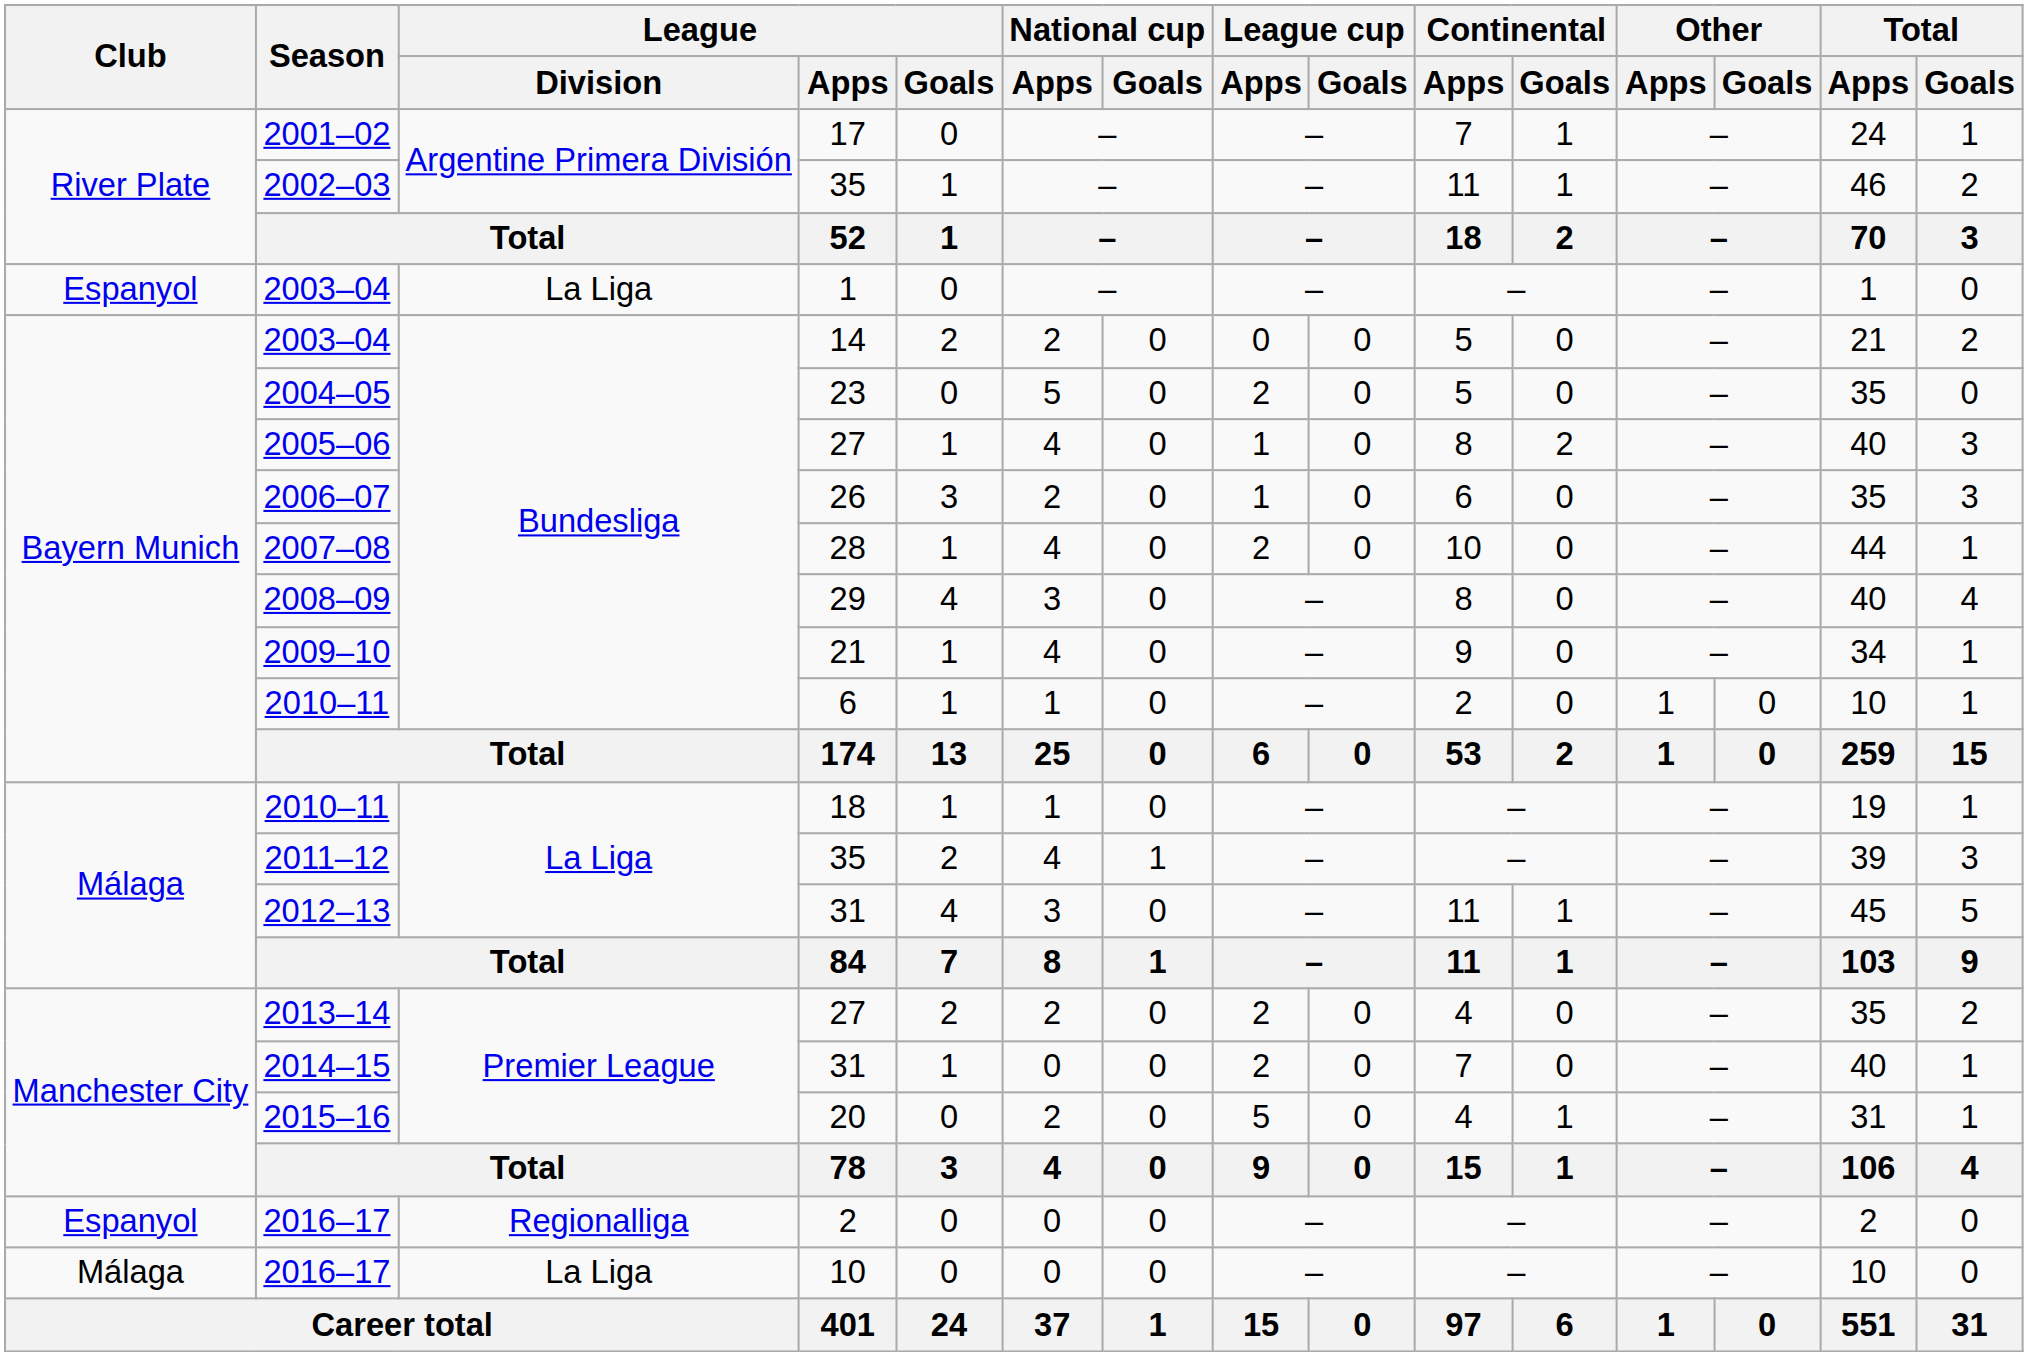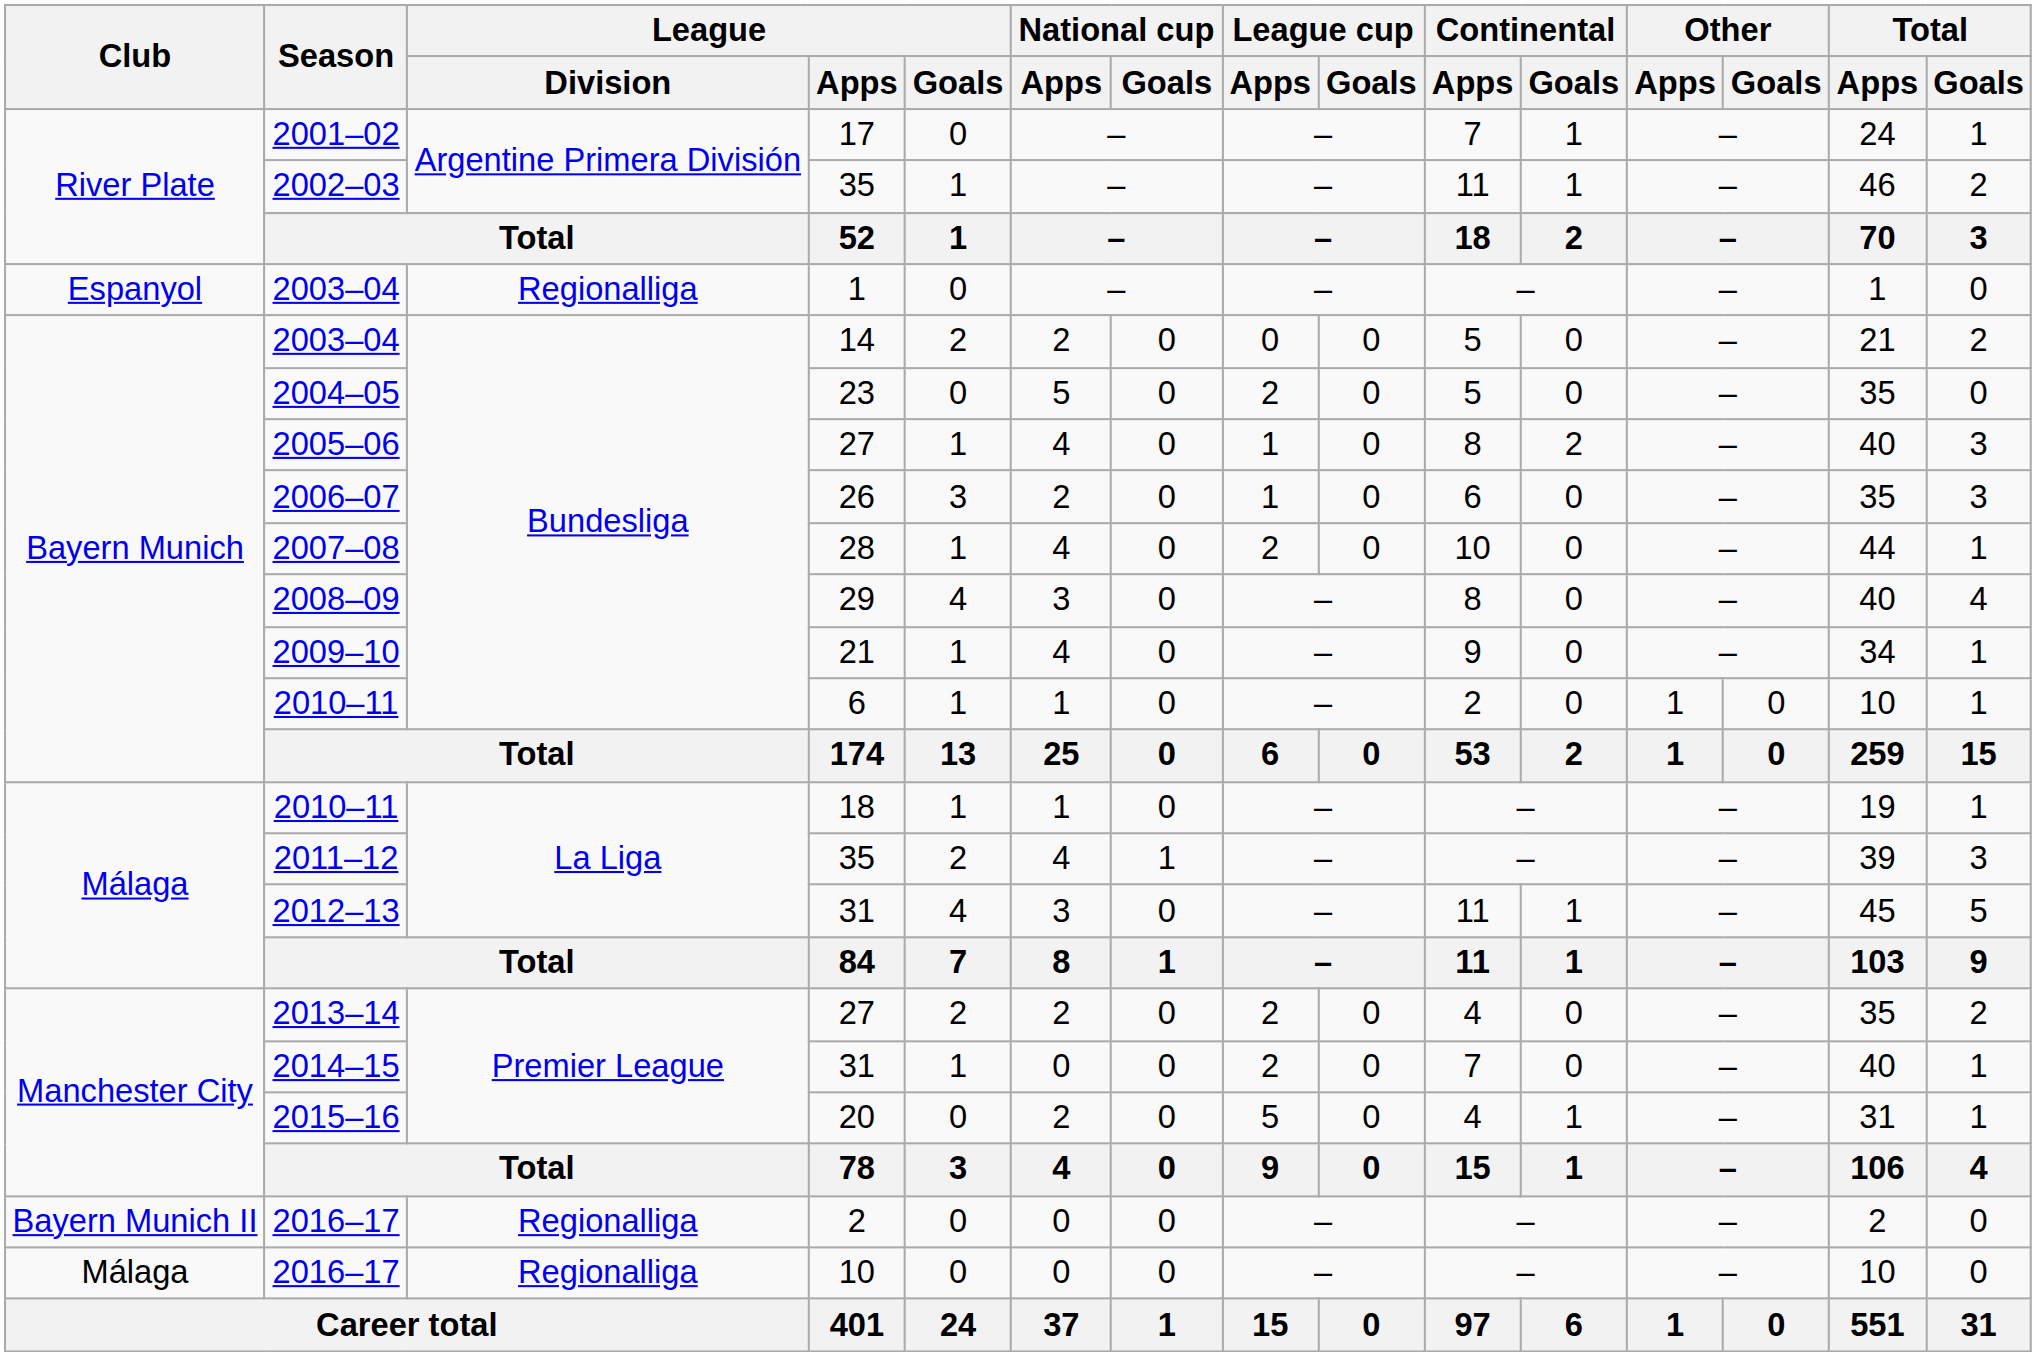(599, 289) La Liga -> (608, 289) Regionalliga
(130, 1220) Espanyol -> (135, 1220) Bayern Munich II
(599, 1272) La Liga -> (608, 1272) Regionalliga
